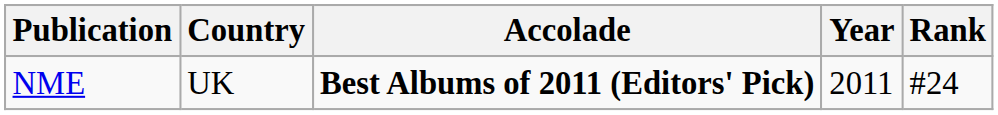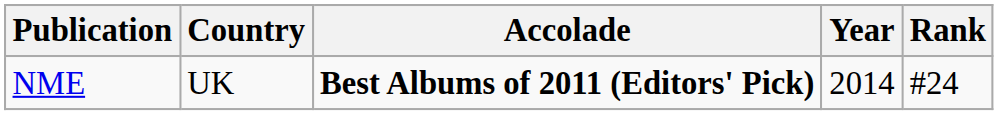(861, 82) 2011 -> (862, 82) 2014
